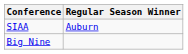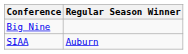rows swapped: (28, 41) <-> (17, 27)
